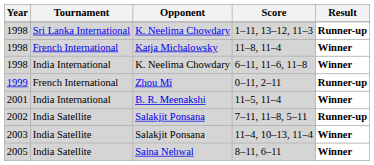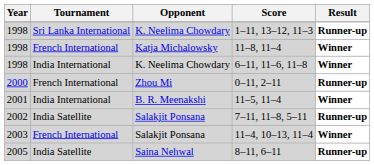(17, 82) 1999 -> (17, 82) 2000
(62, 134) India Satellite -> (76, 134) French International
(335, 152) Winner -> (342, 152) Runner-up
